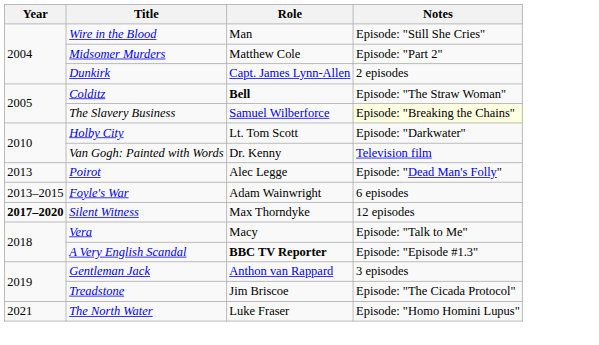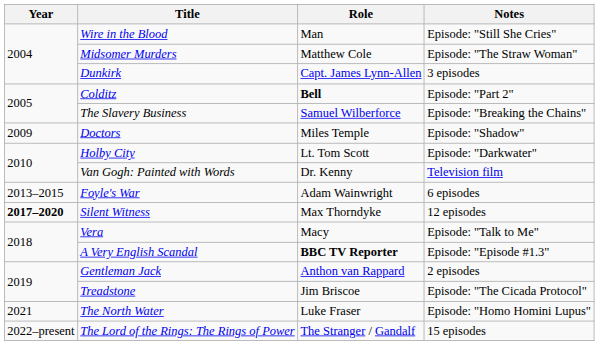(399, 53) Episode: "Part 2" -> (502, 53) Episode: "The Straw Woman"
(382, 73) 2 episodes -> (453, 73) 3 episodes
(431, 93) Episode: "The Straw Woman" -> (470, 93) Episode: "Part 2"
(435, 113) lightyellow background -> (507, 113) no background
+ row: (100, 133)
- row: (85, 172)
(382, 271) 3 episodes -> (453, 271) 2 episodes
+ row: (187, 331)
